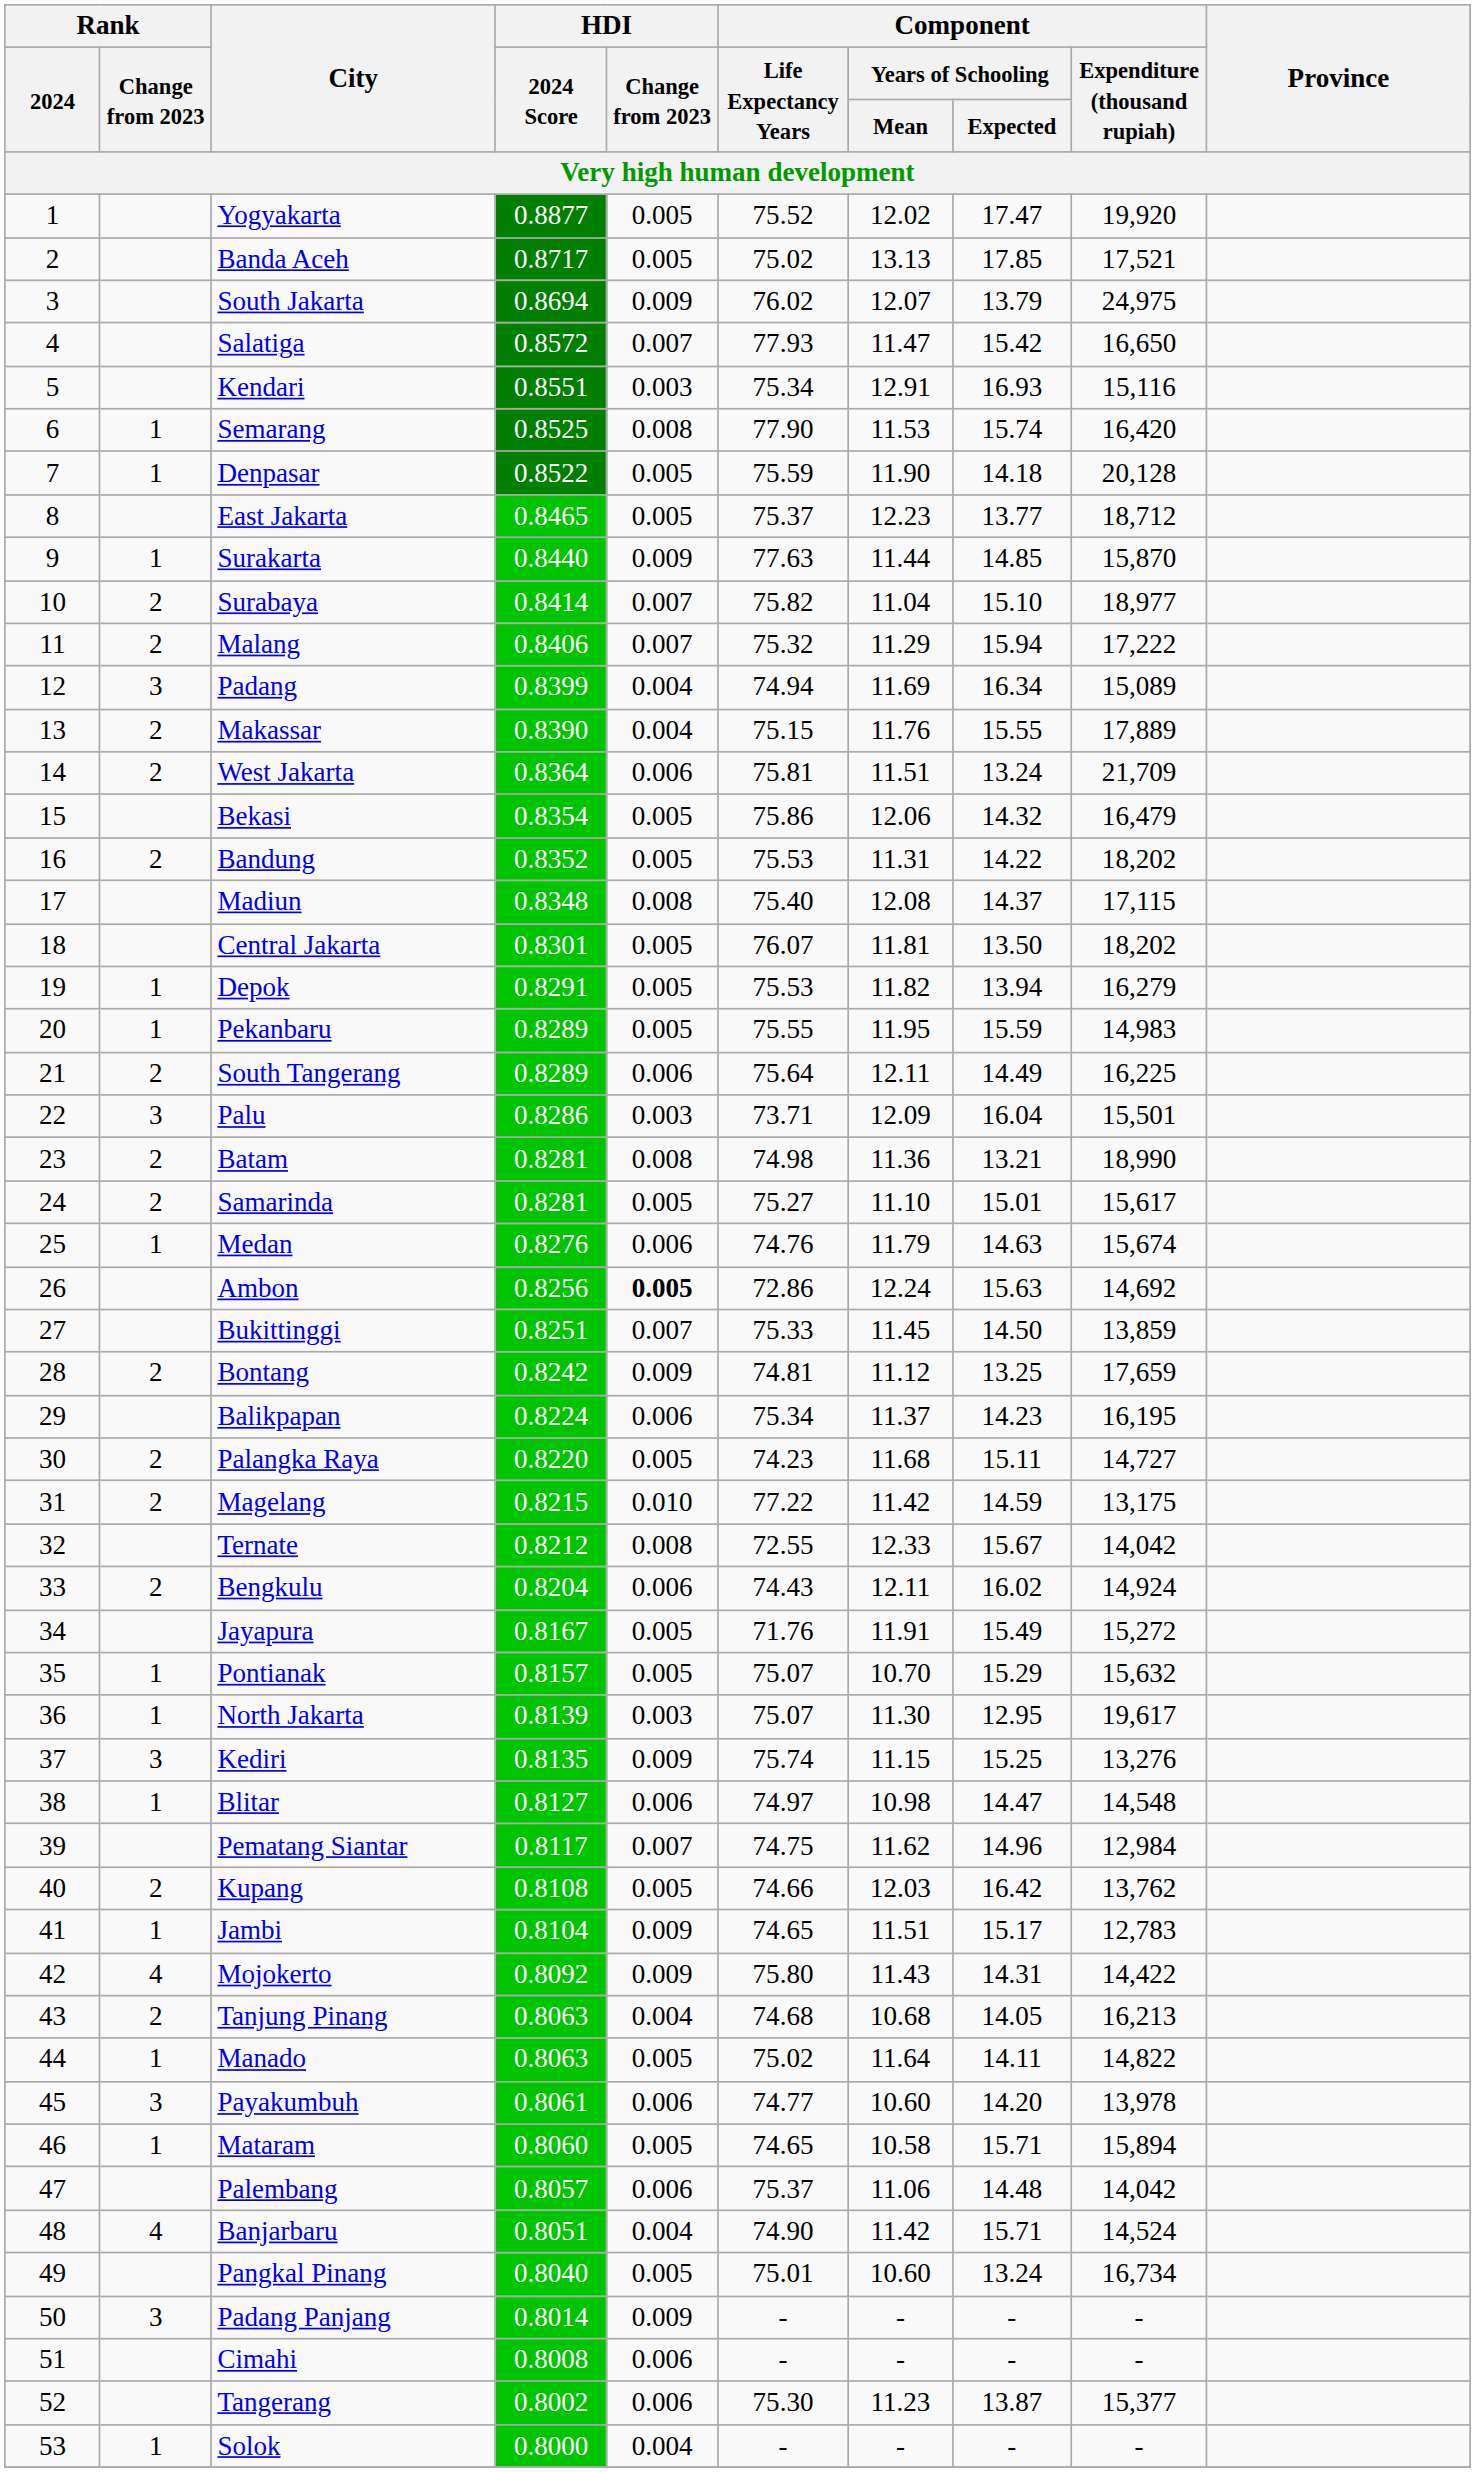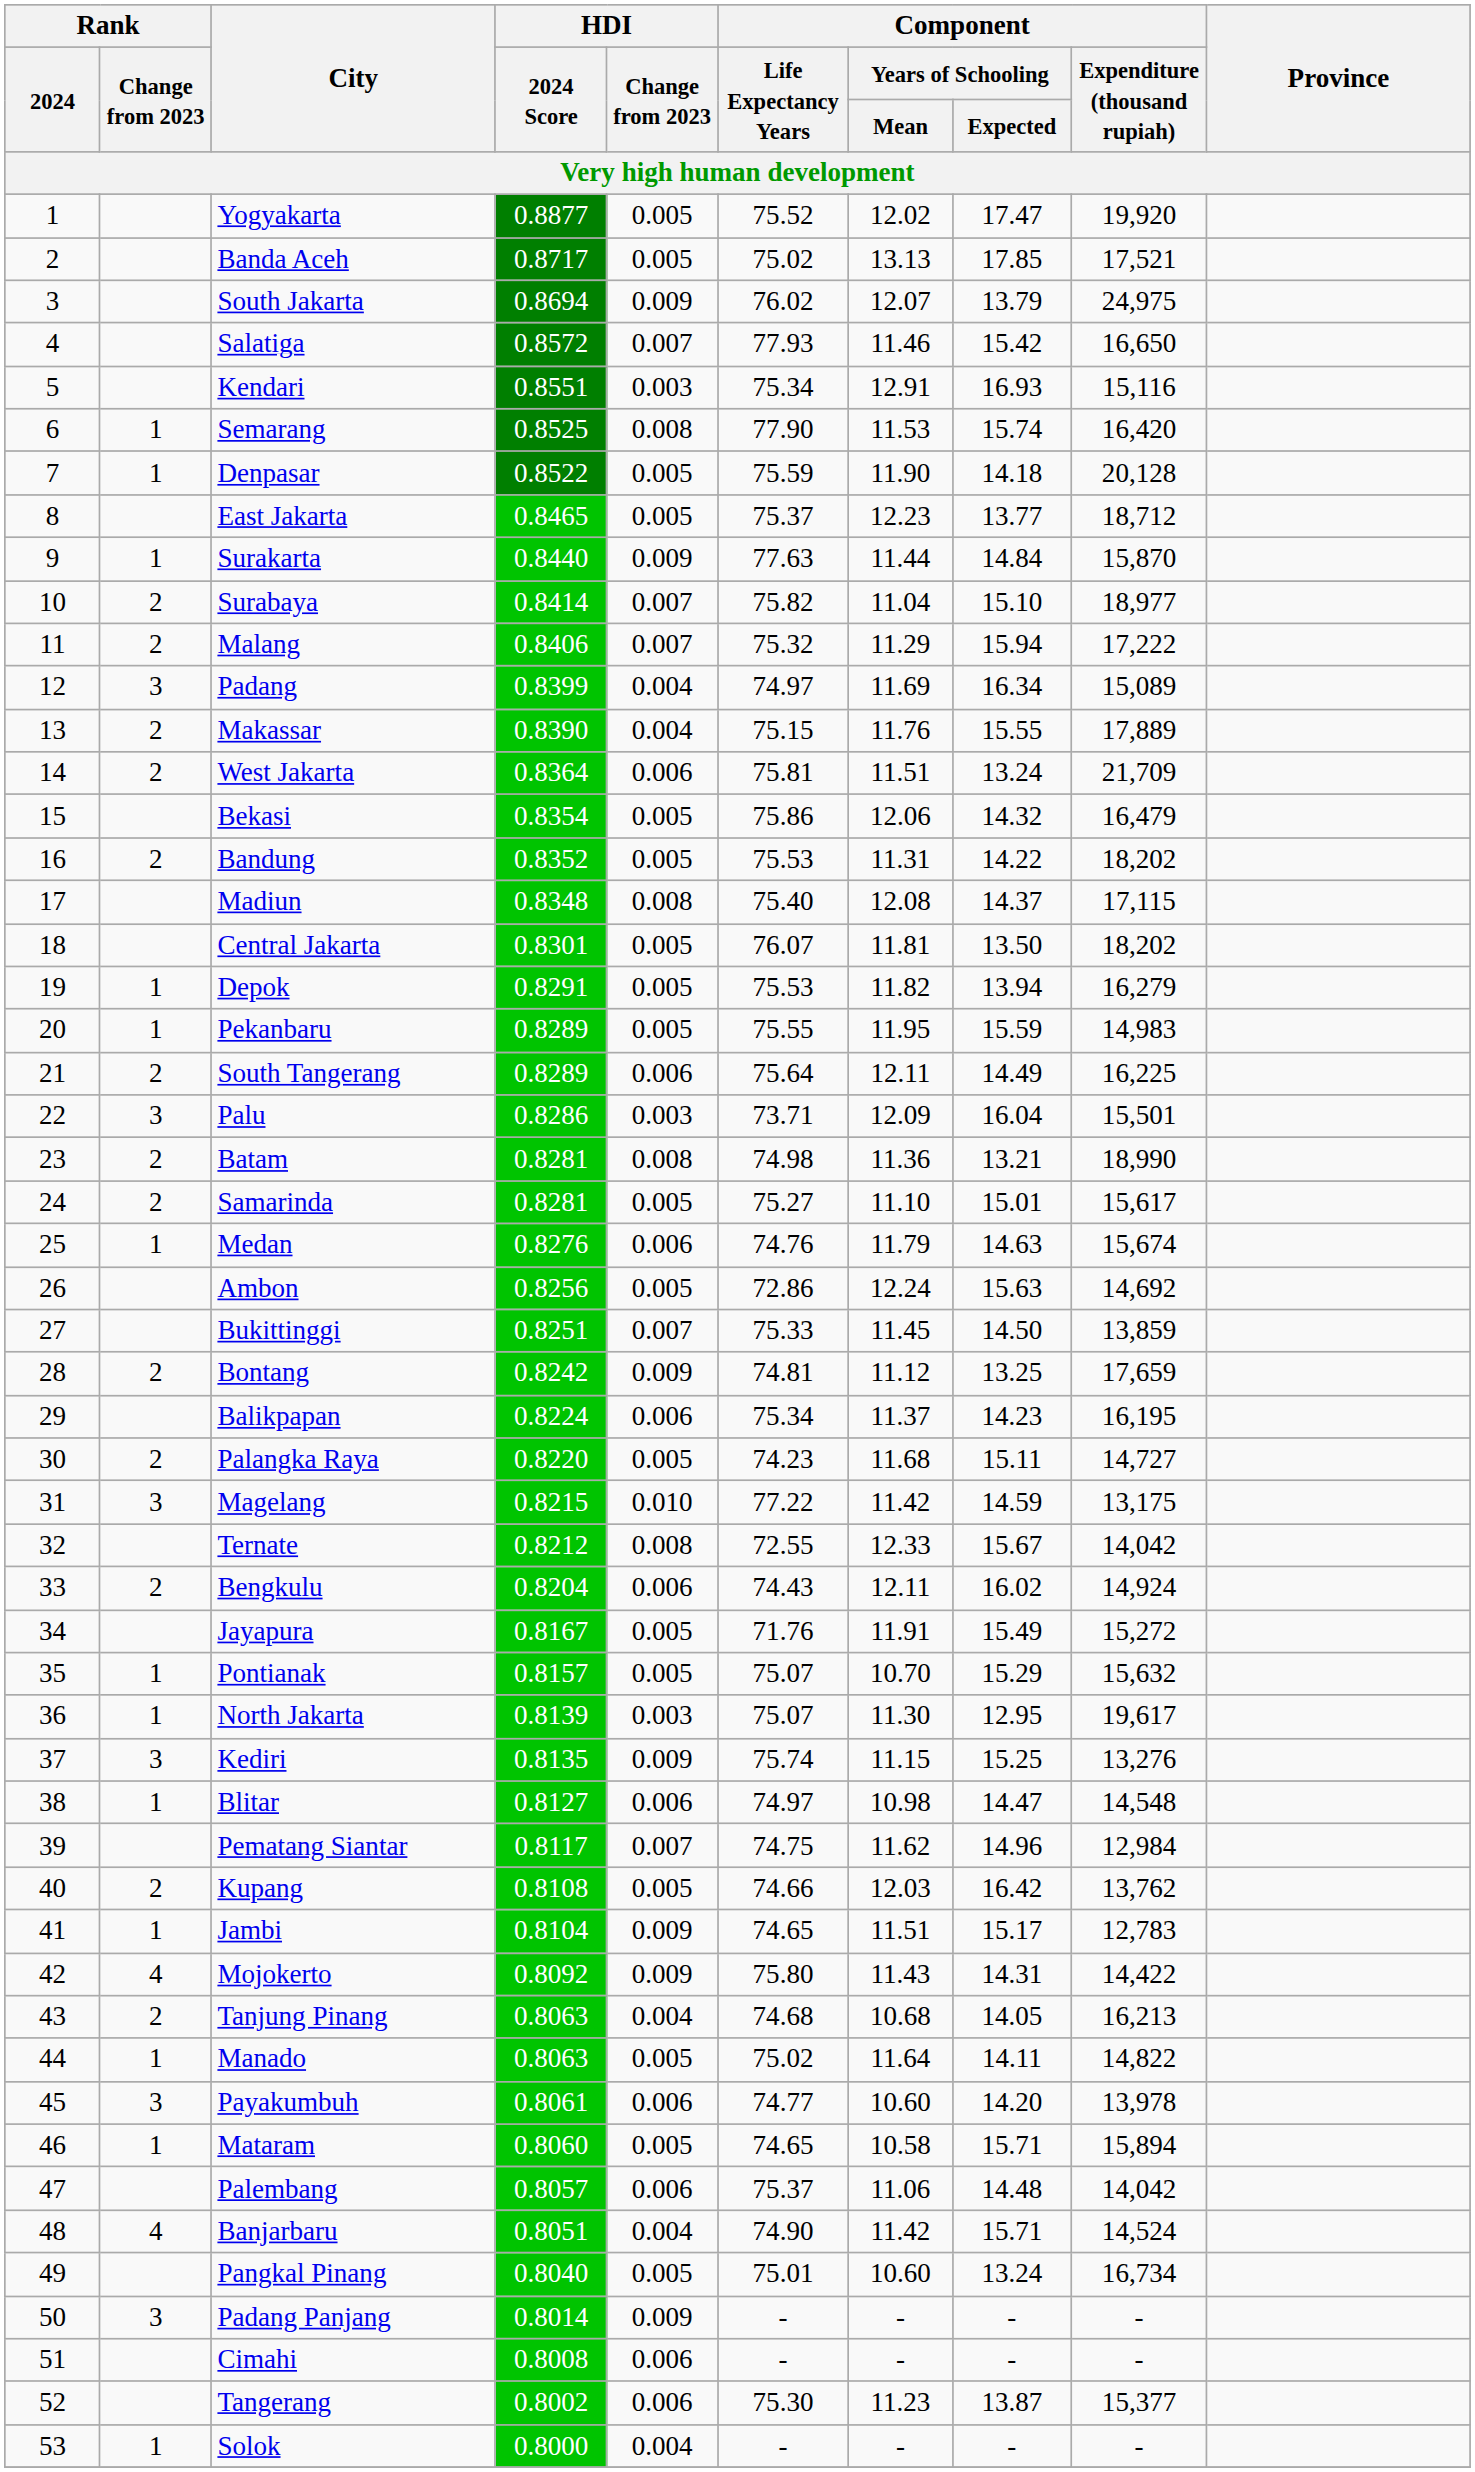(900, 344) 11.47 -> (900, 344) 11.46
(1012, 558) 14.85 -> (1012, 558) 14.84
(783, 687) 74.94 -> (783, 687) 74.97
(662, 1287) bold -> (662, 1287) normal
(156, 1501) 2 -> (156, 1501) 3
